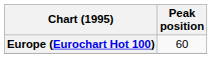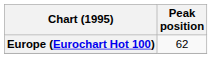(182, 44) 60 -> (182, 44) 62
